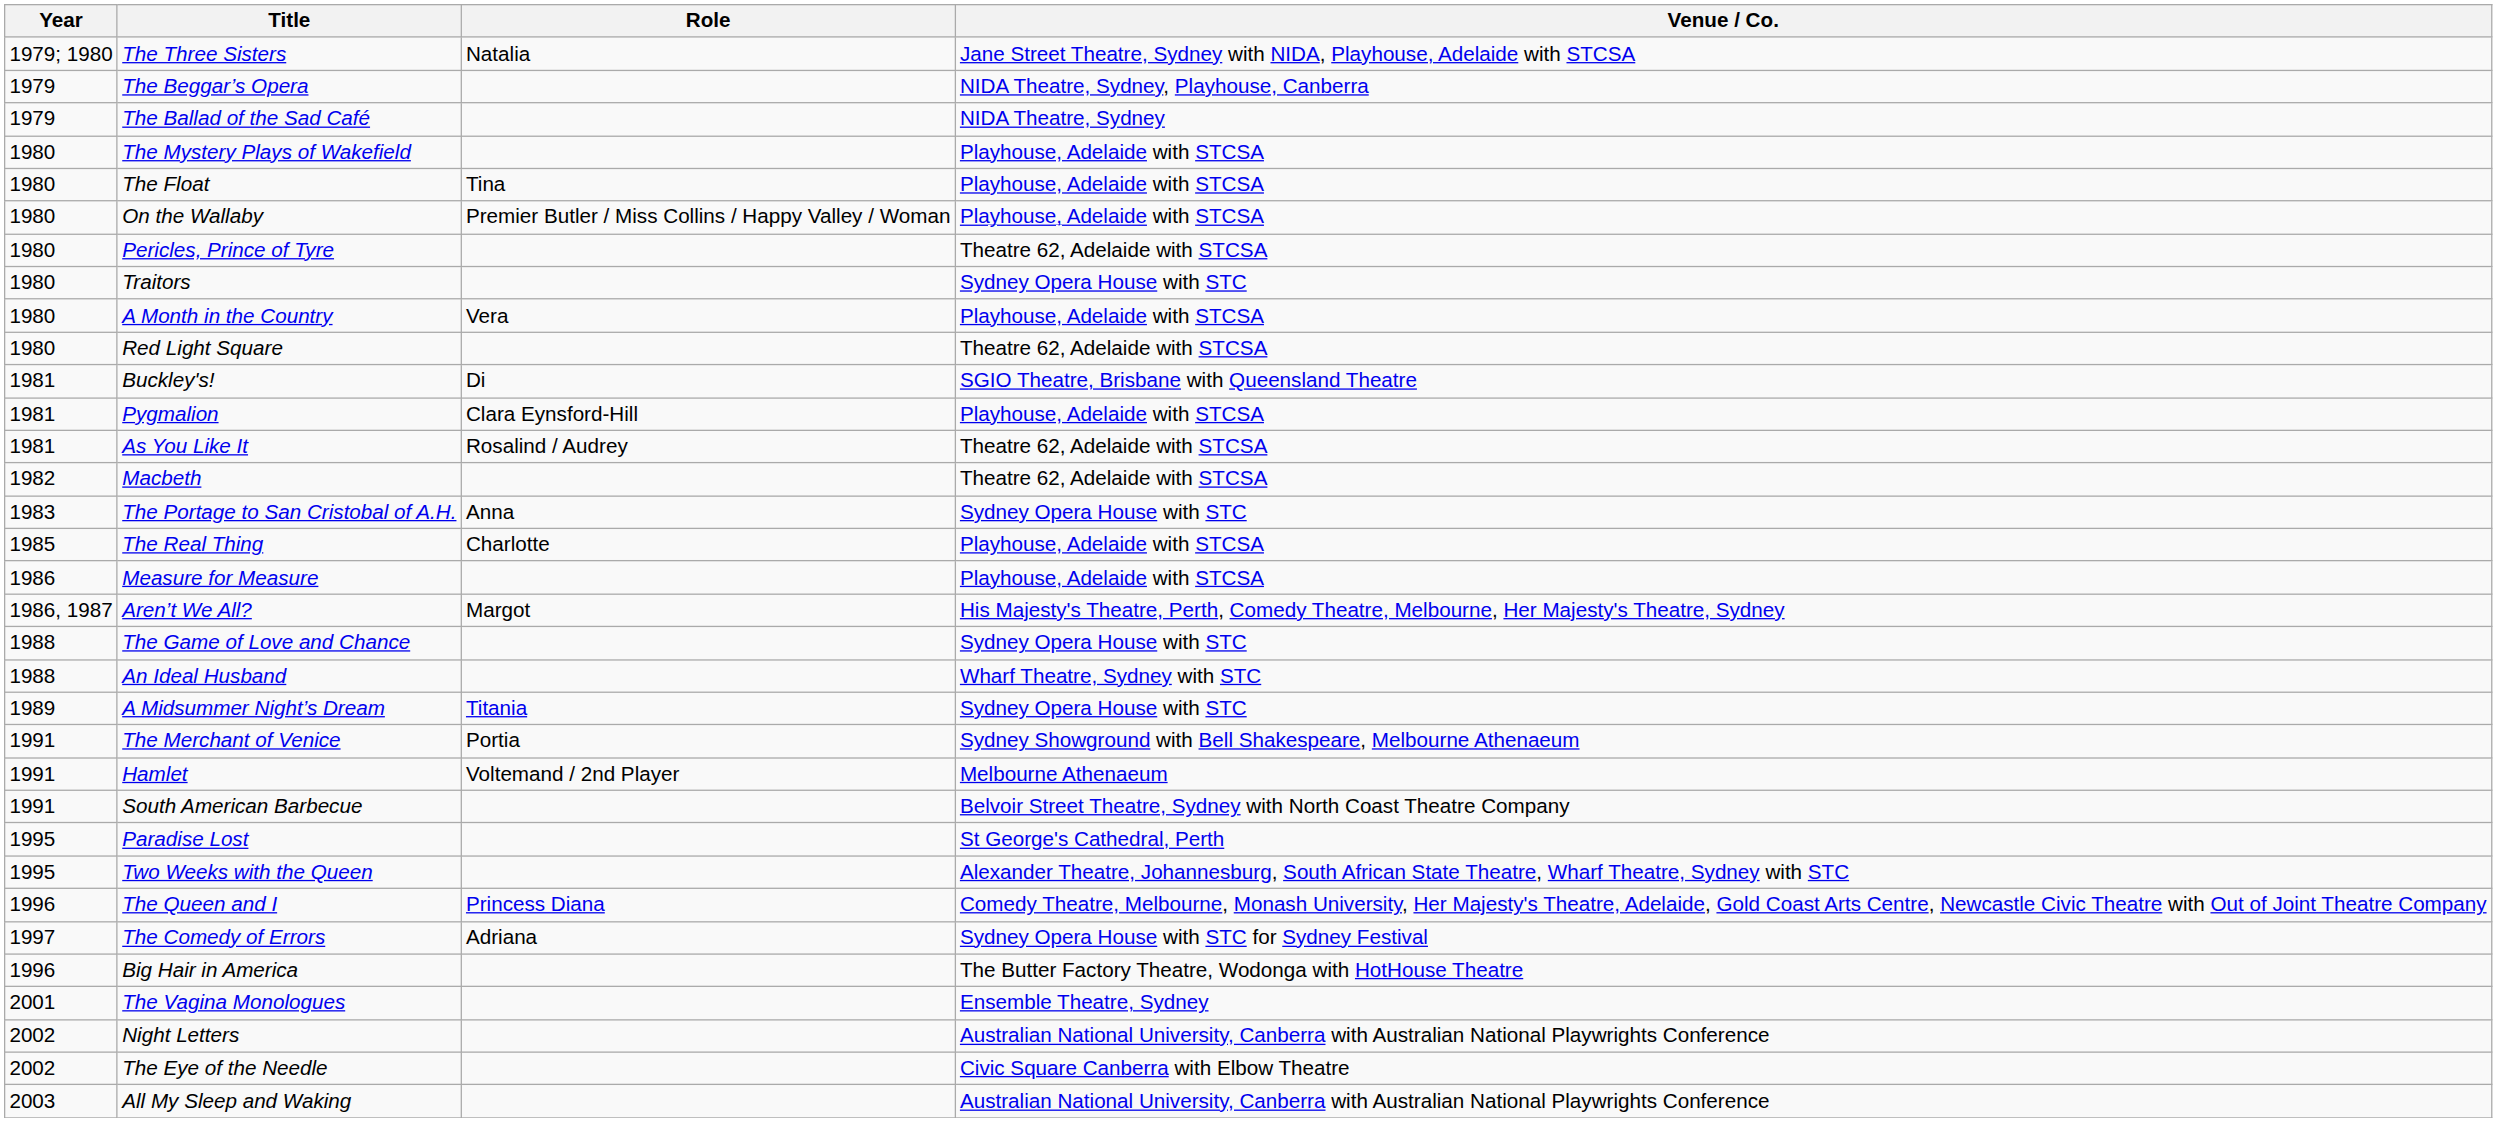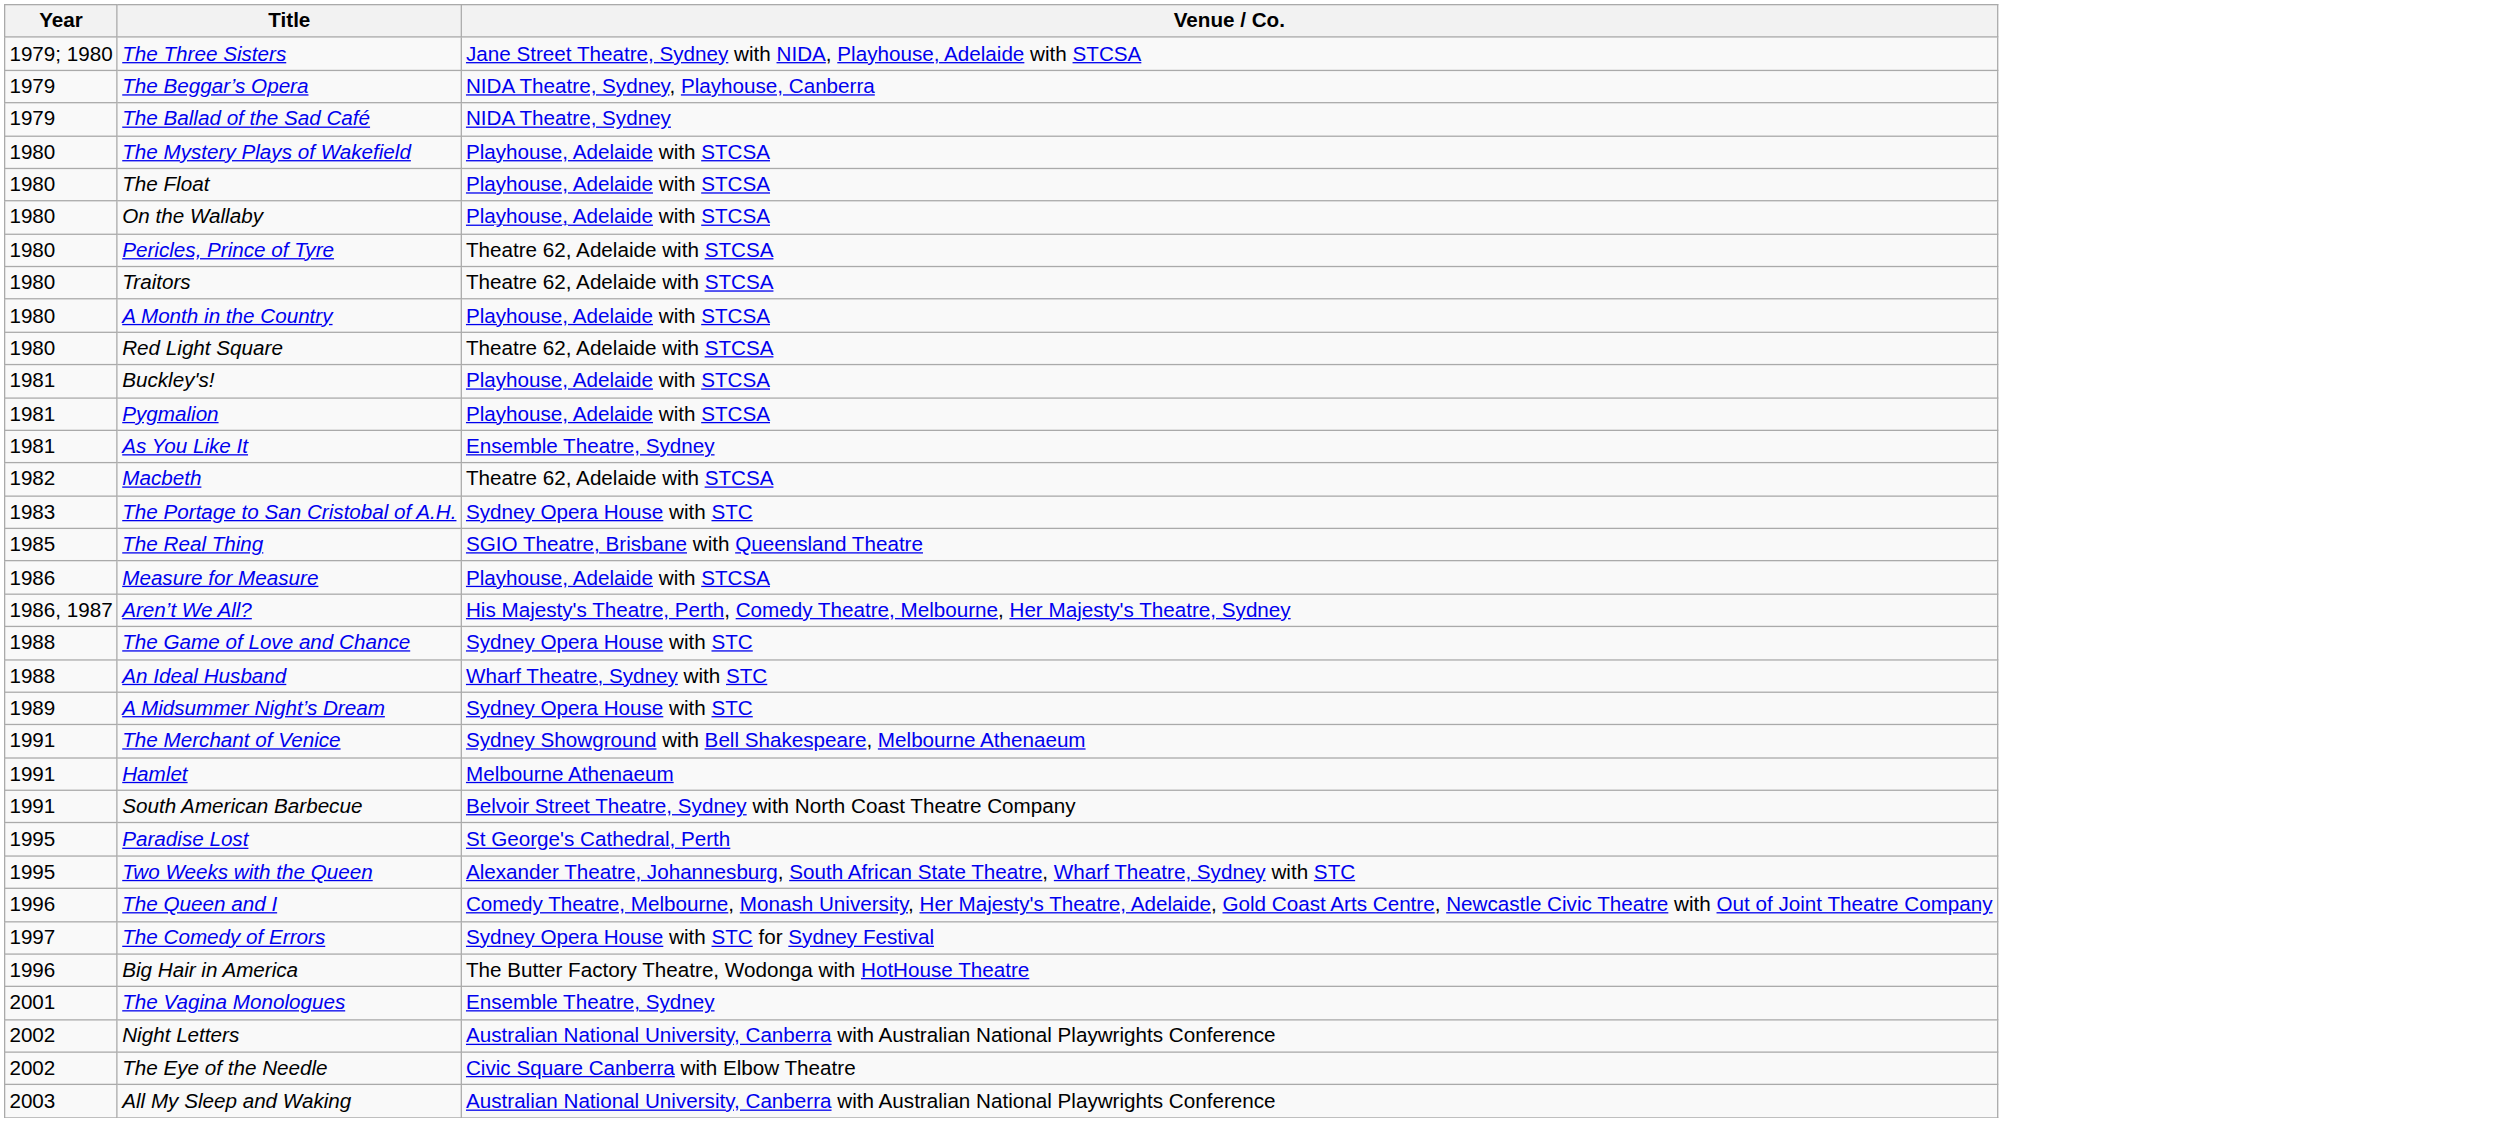- column: (708, 20)
(1103, 282) Sydney Opera House with STC -> (620, 282) Theatre 62, Adelaide with STCSA
(1188, 380) SGIO Theatre, Brisbane with Queensland Theatre -> (618, 380) Playhouse, Adelaide with STCSA
(1114, 446) Theatre 62, Adelaide with STCSA -> (590, 446) Ensemble Theatre, Sydney
(1112, 544) Playhouse, Adelaide with STCSA -> (694, 544) SGIO Theatre, Brisbane with Queensland Theatre
